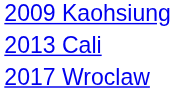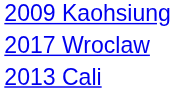rows swapped: (53, 45) <-> (77, 77)
